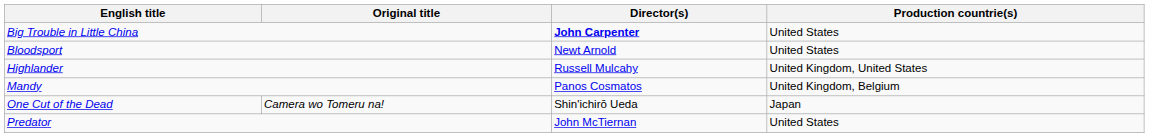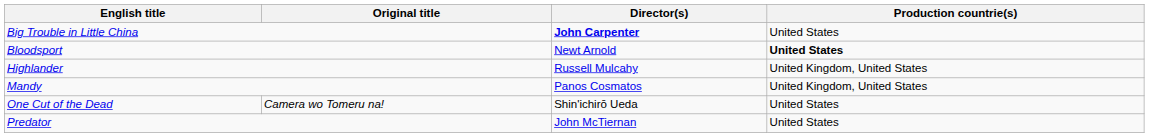(804, 50) normal -> (806, 50) bold
(835, 86) United Kingdom, Belgium -> (848, 86) United Kingdom, United States
(785, 104) Japan -> (804, 104) United States
